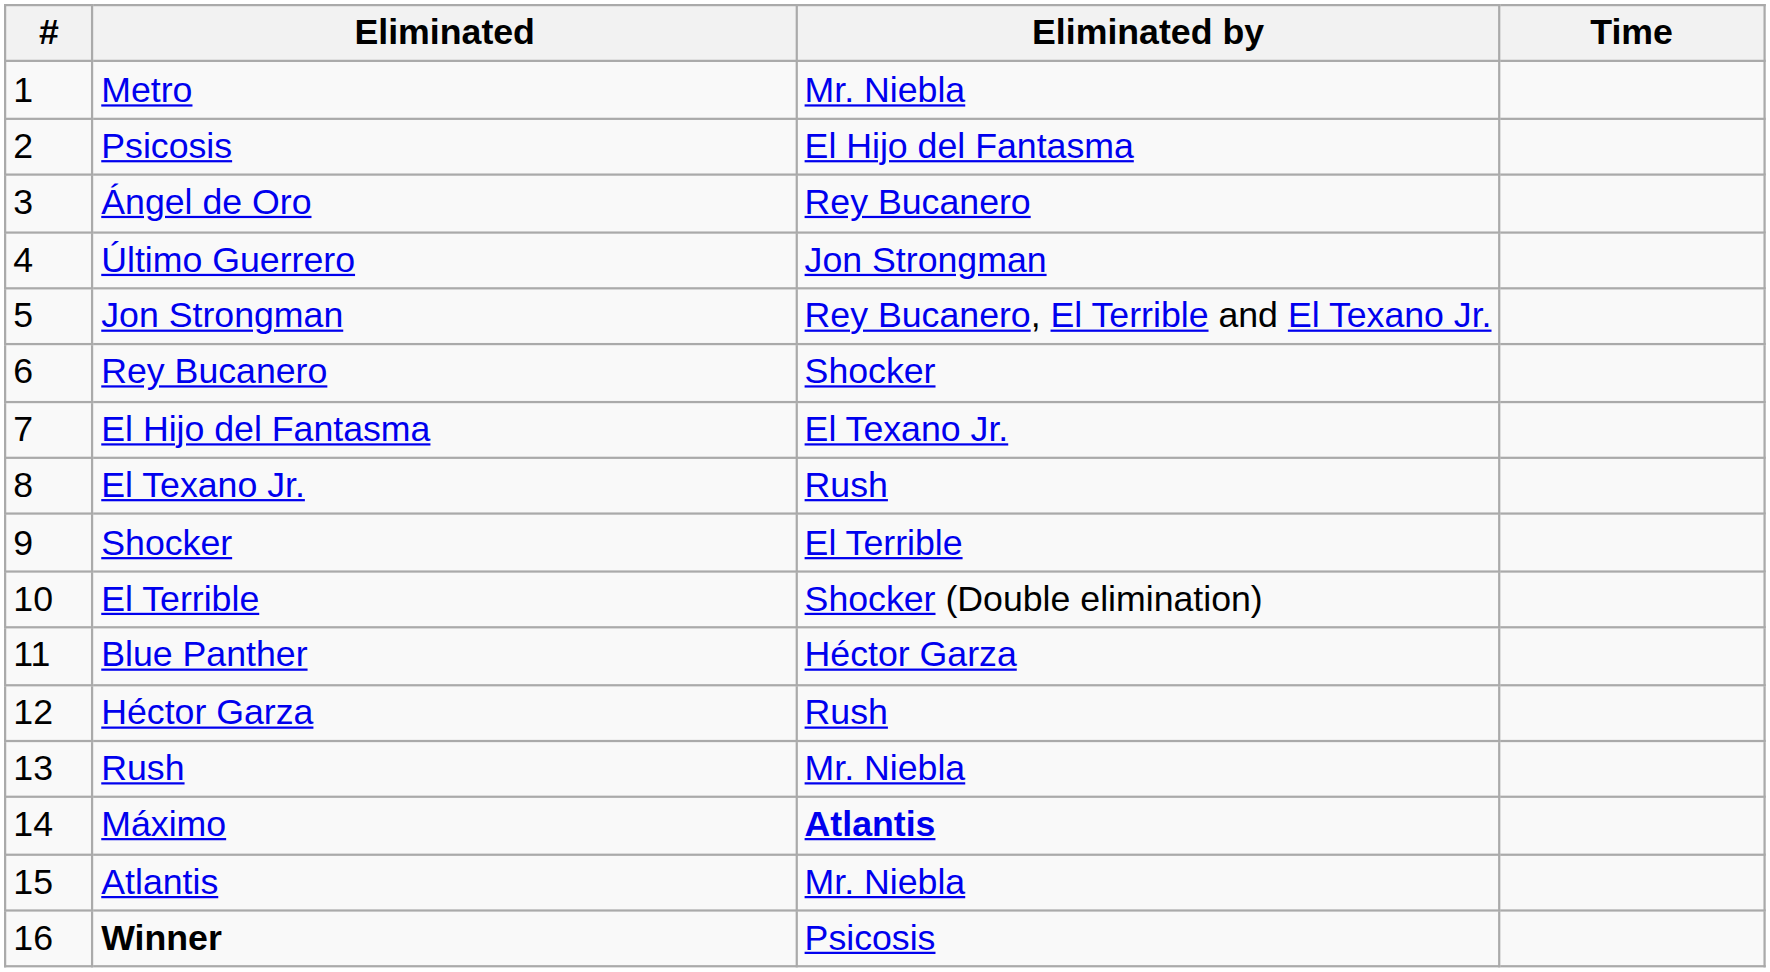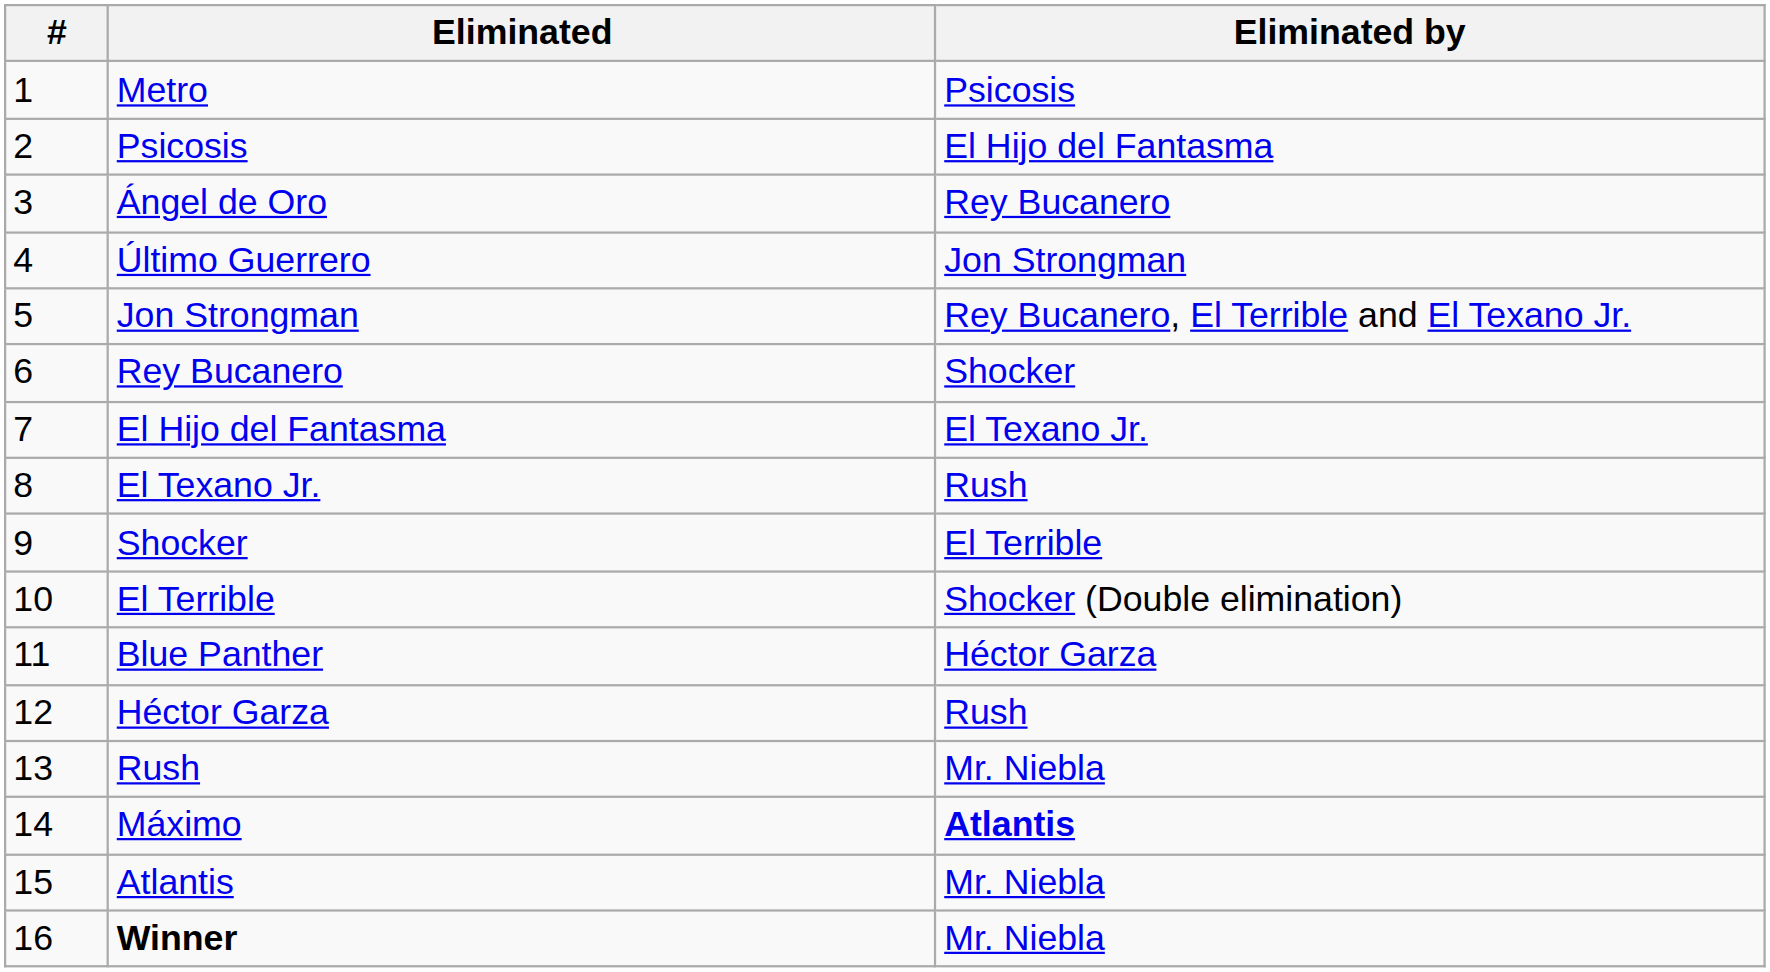- column: (1632, 32)
(885, 89) Mr. Niebla -> (1010, 89) Psicosis
(870, 938) Psicosis -> (1025, 938) Mr. Niebla
